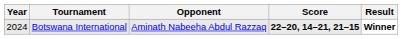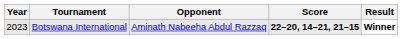(17, 27) 2024 -> (17, 27) 2023
